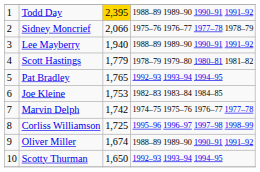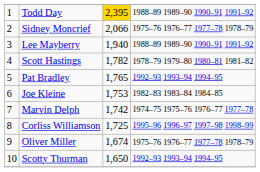(117, 61) 1,779 -> (117, 61) 1,782
(193, 142) 1988–89 1989–90 1990–91 1991–92 -> (193, 142) 1975–76 1976–77 1977–78 1978–79
